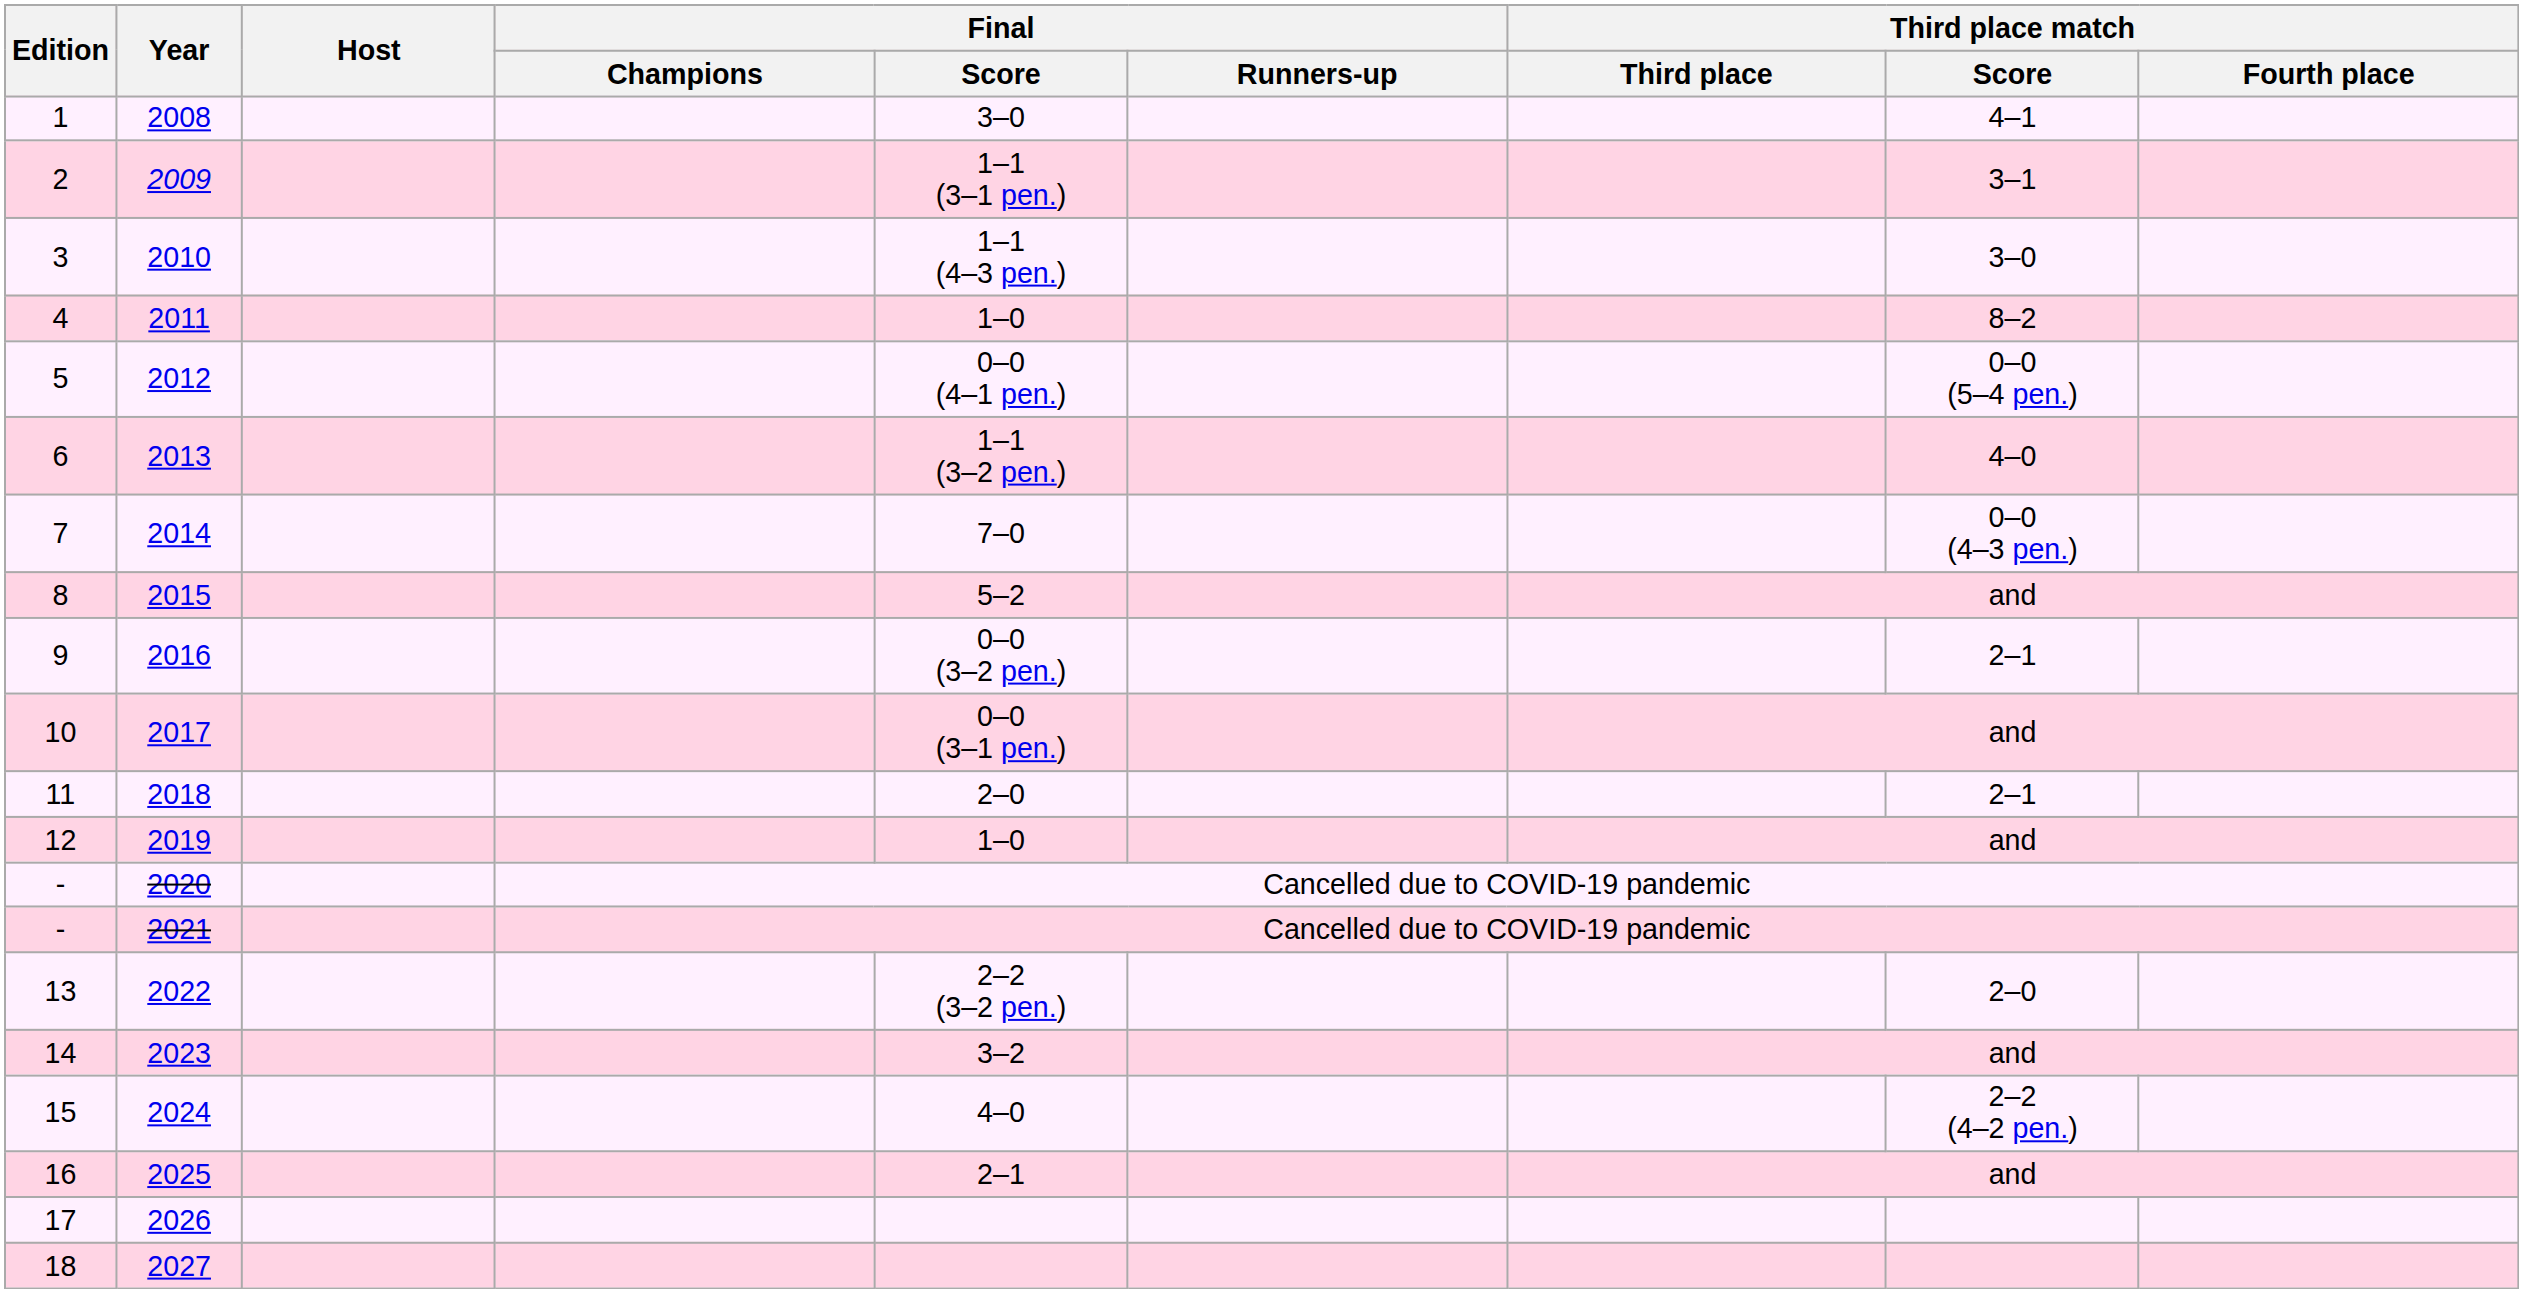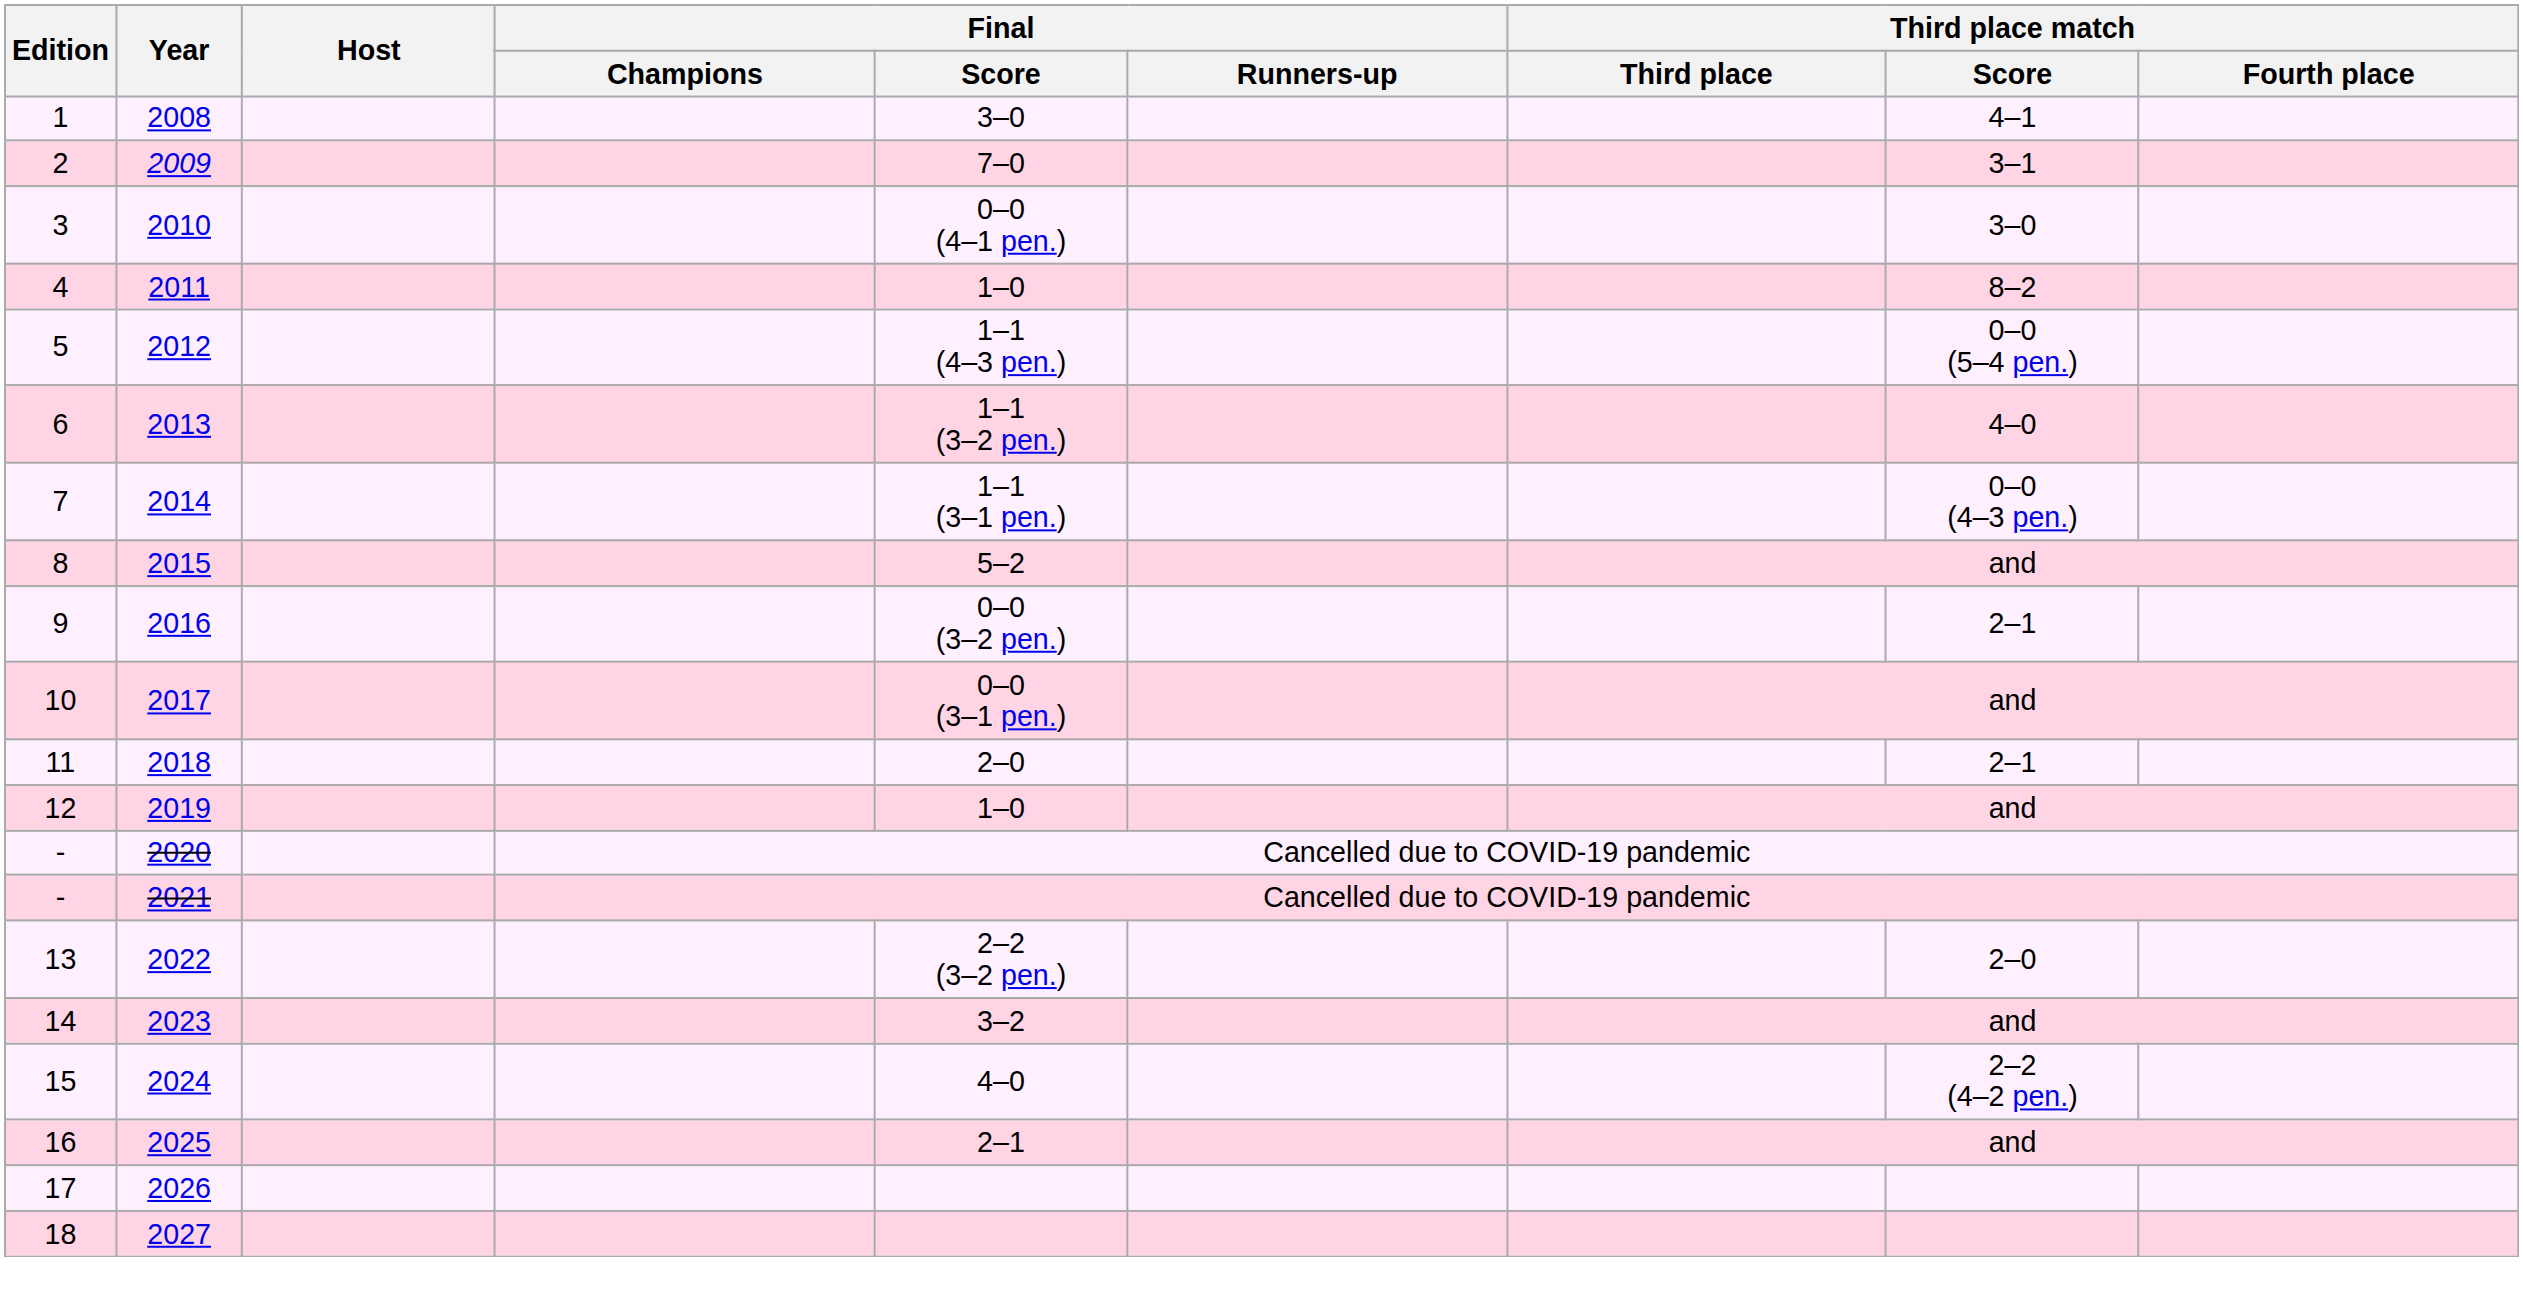(1001, 180) 1–1 (3–1 pen.) -> (1001, 164) 7–0
(1001, 257) 1–1 (4–3 pen.) -> (1001, 225) 0–0 (4–1 pen.)
(1001, 379) 0–0 (4–1 pen.) -> (1001, 347) 1–1 (4–3 pen.)
(1001, 533) 7–0 -> (1001, 502) 1–1 (3–1 pen.)
